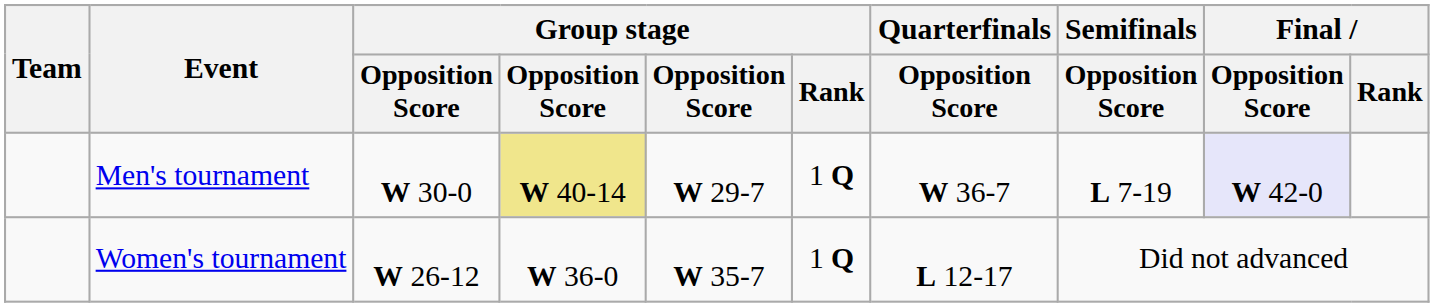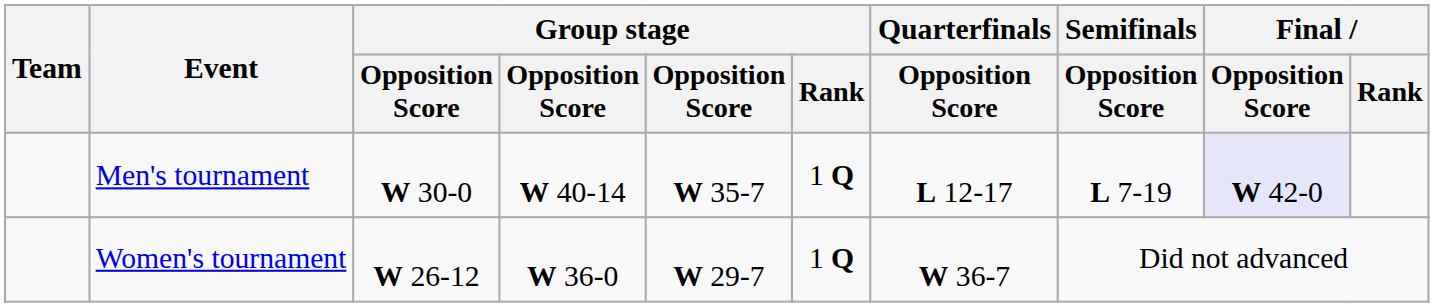(573, 192) khaki background -> (573, 192) no background
(719, 192) W 29-7 -> (719, 192) W 35-7
(964, 192) W 36-7 -> (964, 192) L 12-17
(719, 276) W 35-7 -> (719, 276) W 29-7
(964, 276) L 12-17 -> (964, 276) W 36-7
